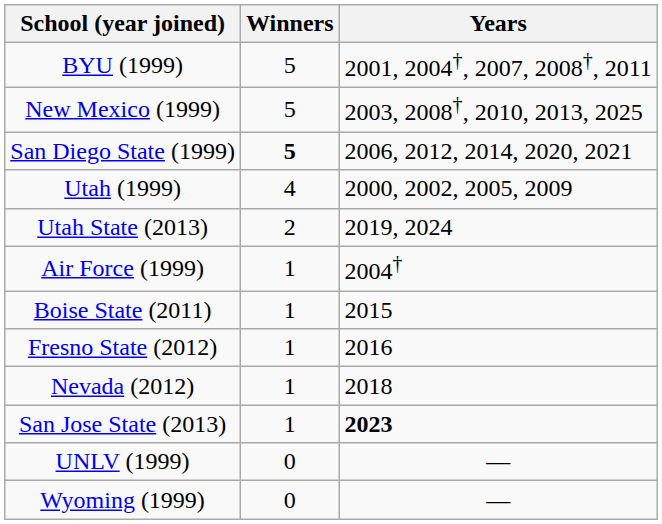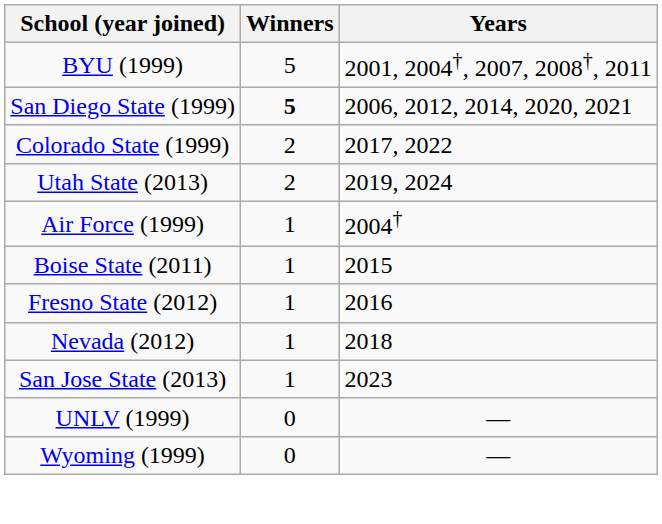- row: (123, 109)
- row: (123, 188)
+ row: (123, 144)
(369, 423) bold -> (369, 379) normal
